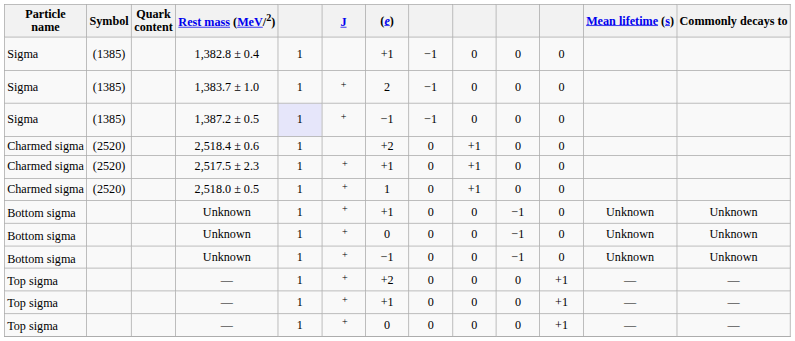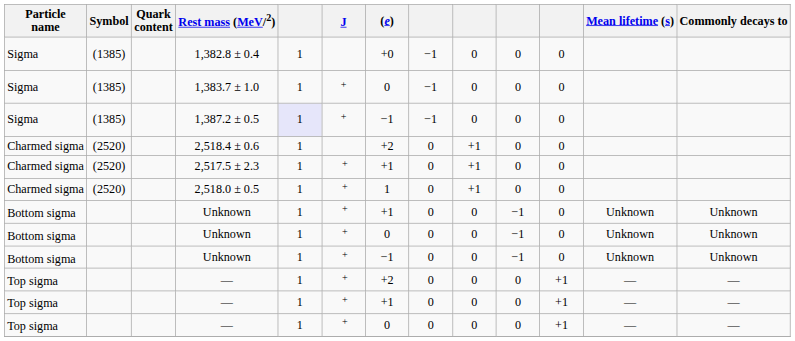(387, 53) +1 -> (387, 53) +0
(387, 86) 2 -> (387, 86) 0
